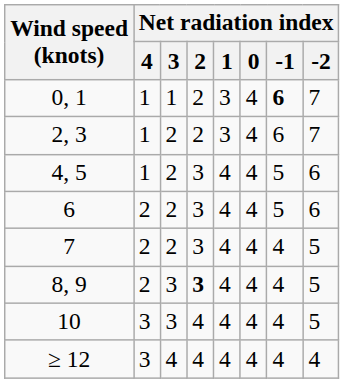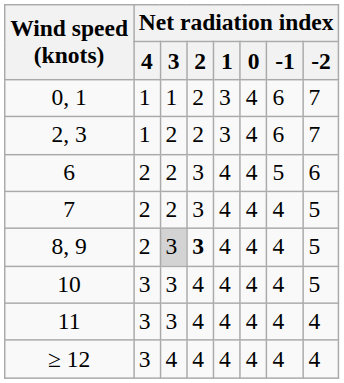(278, 97) bold -> (278, 97) normal
- row: (69, 172)
(171, 284) no background -> (171, 246) lightgrey background
+ row: (69, 321)
